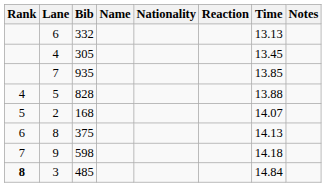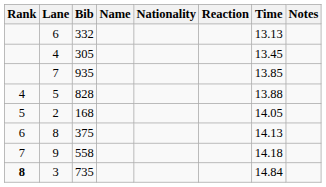(269, 113) 14.07 -> (269, 113) 14.05
(84, 152) 598 -> (84, 152) 558
(84, 172) 485 -> (84, 172) 735
